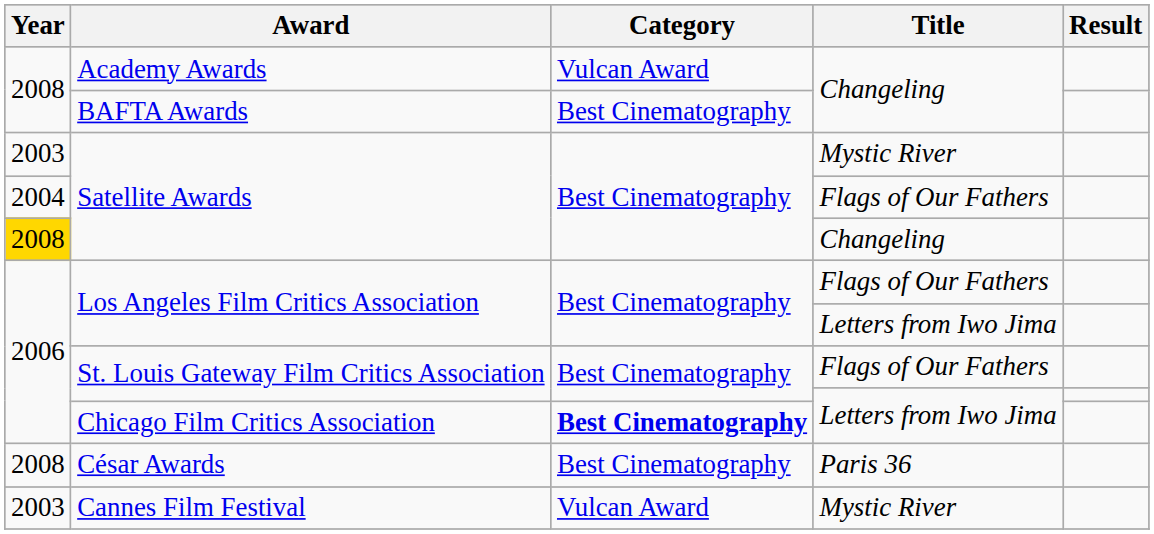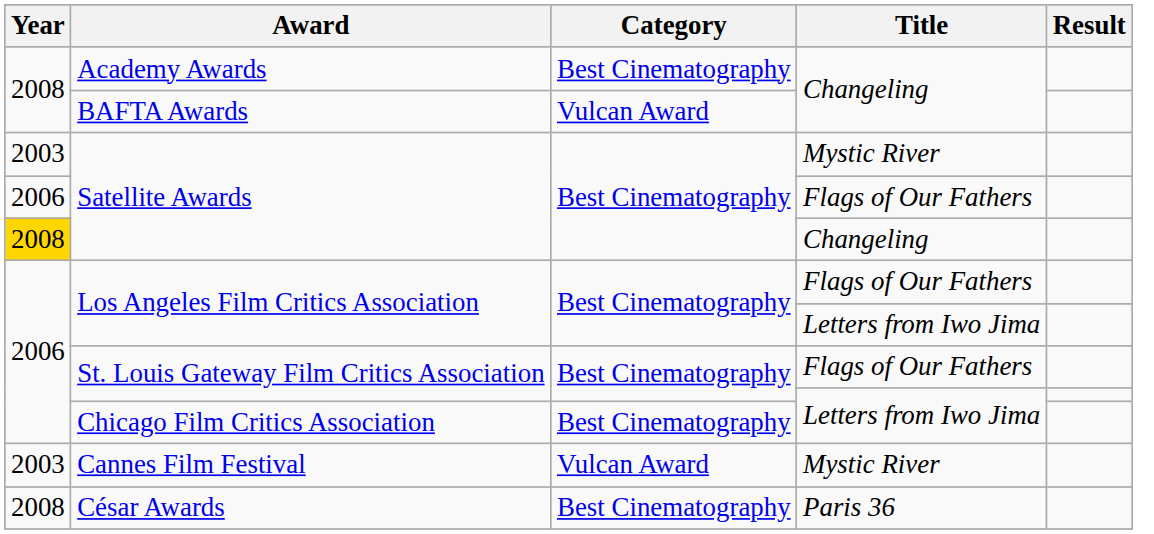(633, 68) Vulcan Award -> (674, 68) Best Cinematography
(674, 111) Best Cinematography -> (633, 111) Vulcan Award
(38, 196) 2004 -> (38, 196) 2006
(682, 421) bold -> (674, 421) normal
rows swapped: (191, 507) <-> (151, 464)
